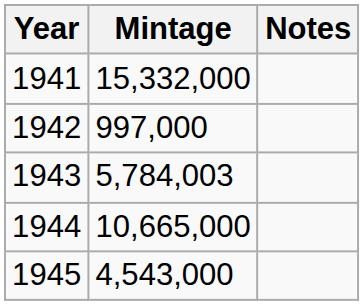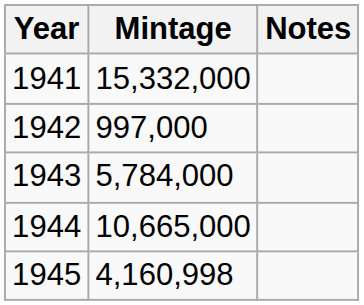(165, 176) 5,784,003 -> (165, 176) 5,784,000
(165, 275) 4,543,000 -> (165, 275) 4,160,998
